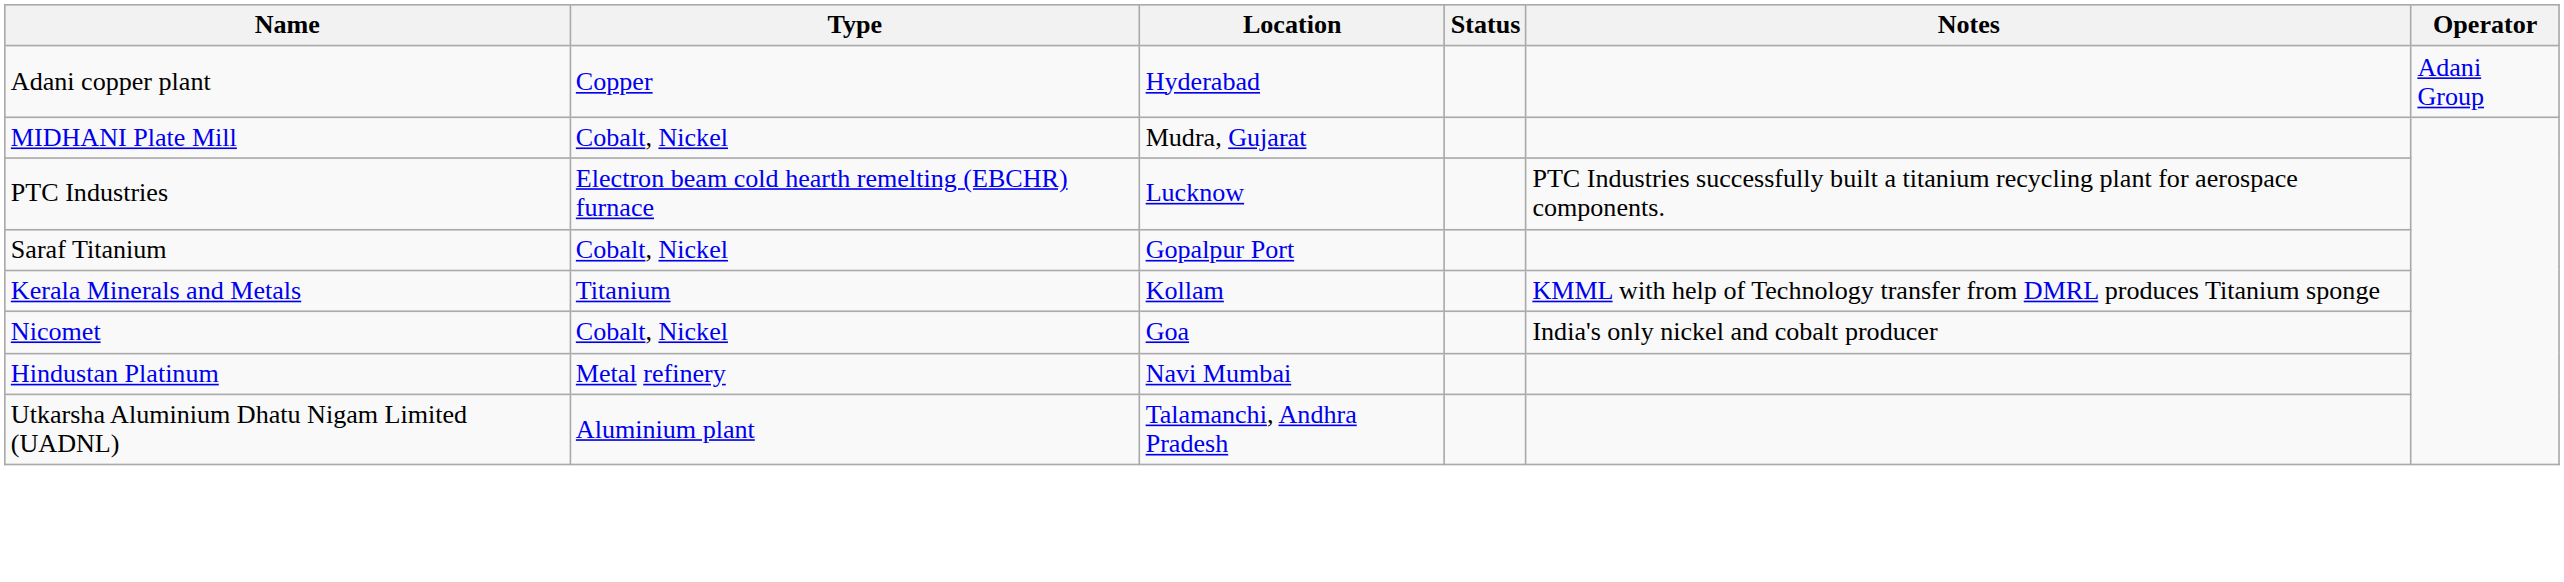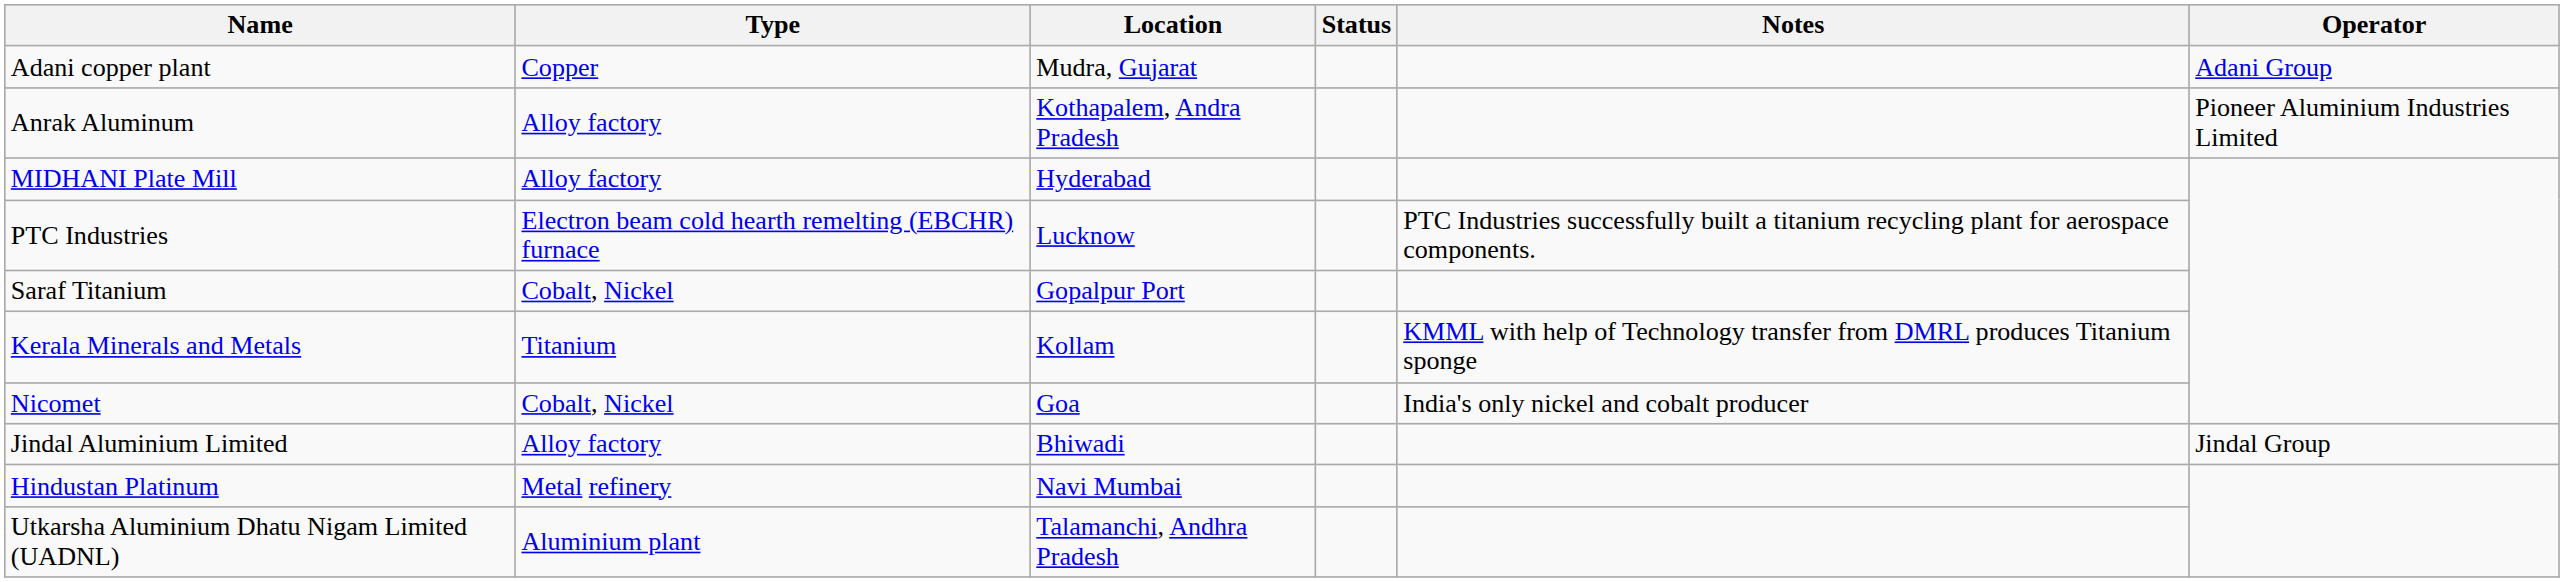(1203, 81) Hyderabad -> (1117, 66) Mudra, Gujarat
+ row: (102, 122)
(652, 137) Cobalt, Nickel -> (591, 178) Alloy factory
(1226, 137) Mudra, Gujarat -> (1093, 178) Hyderabad
+ row: (149, 444)
